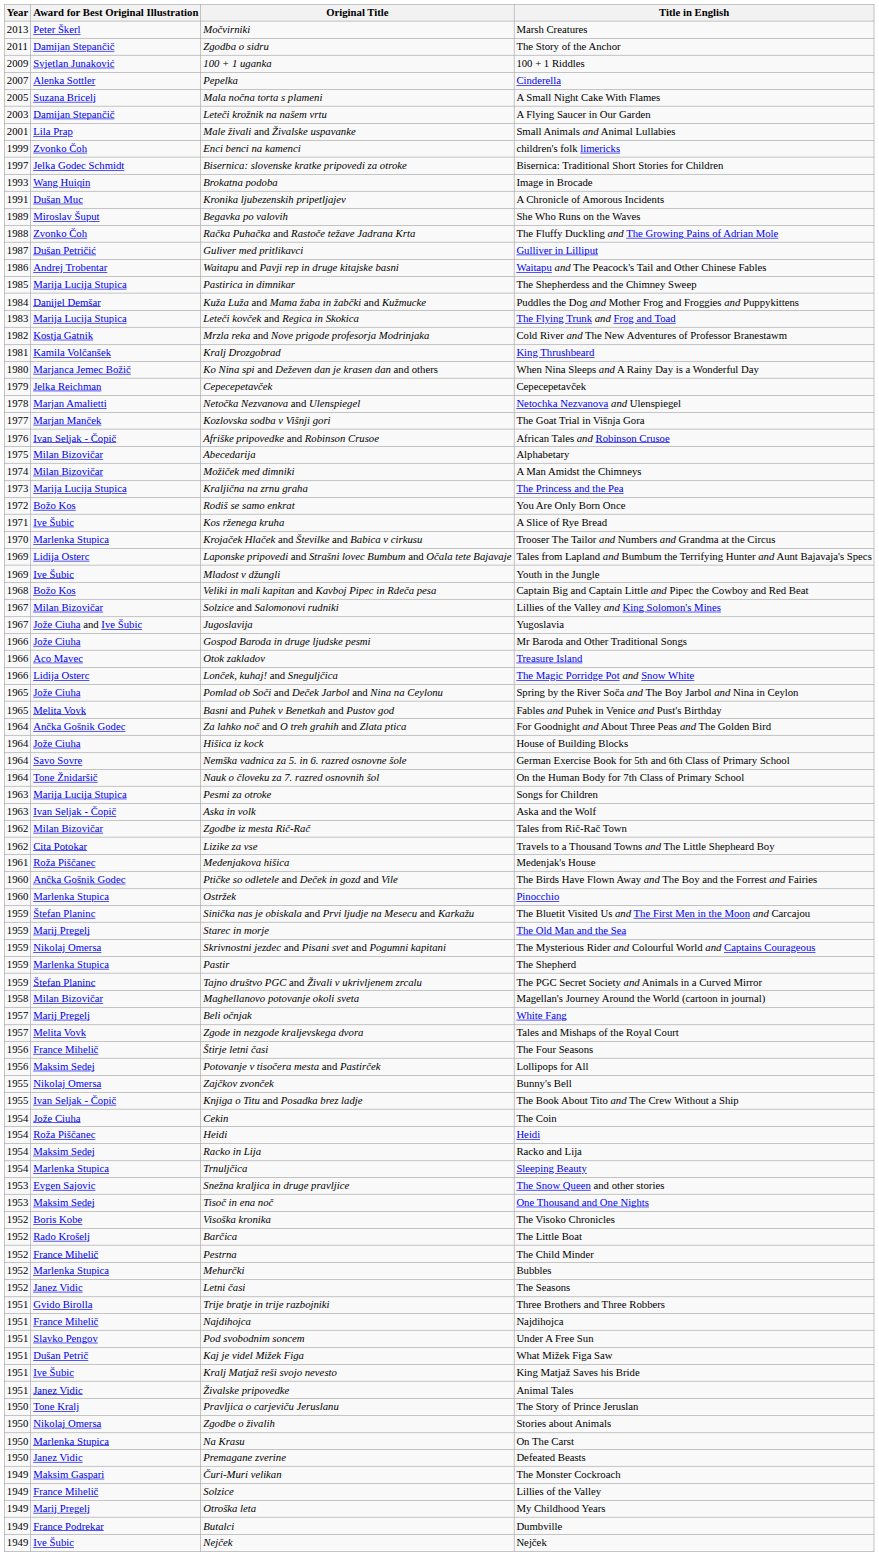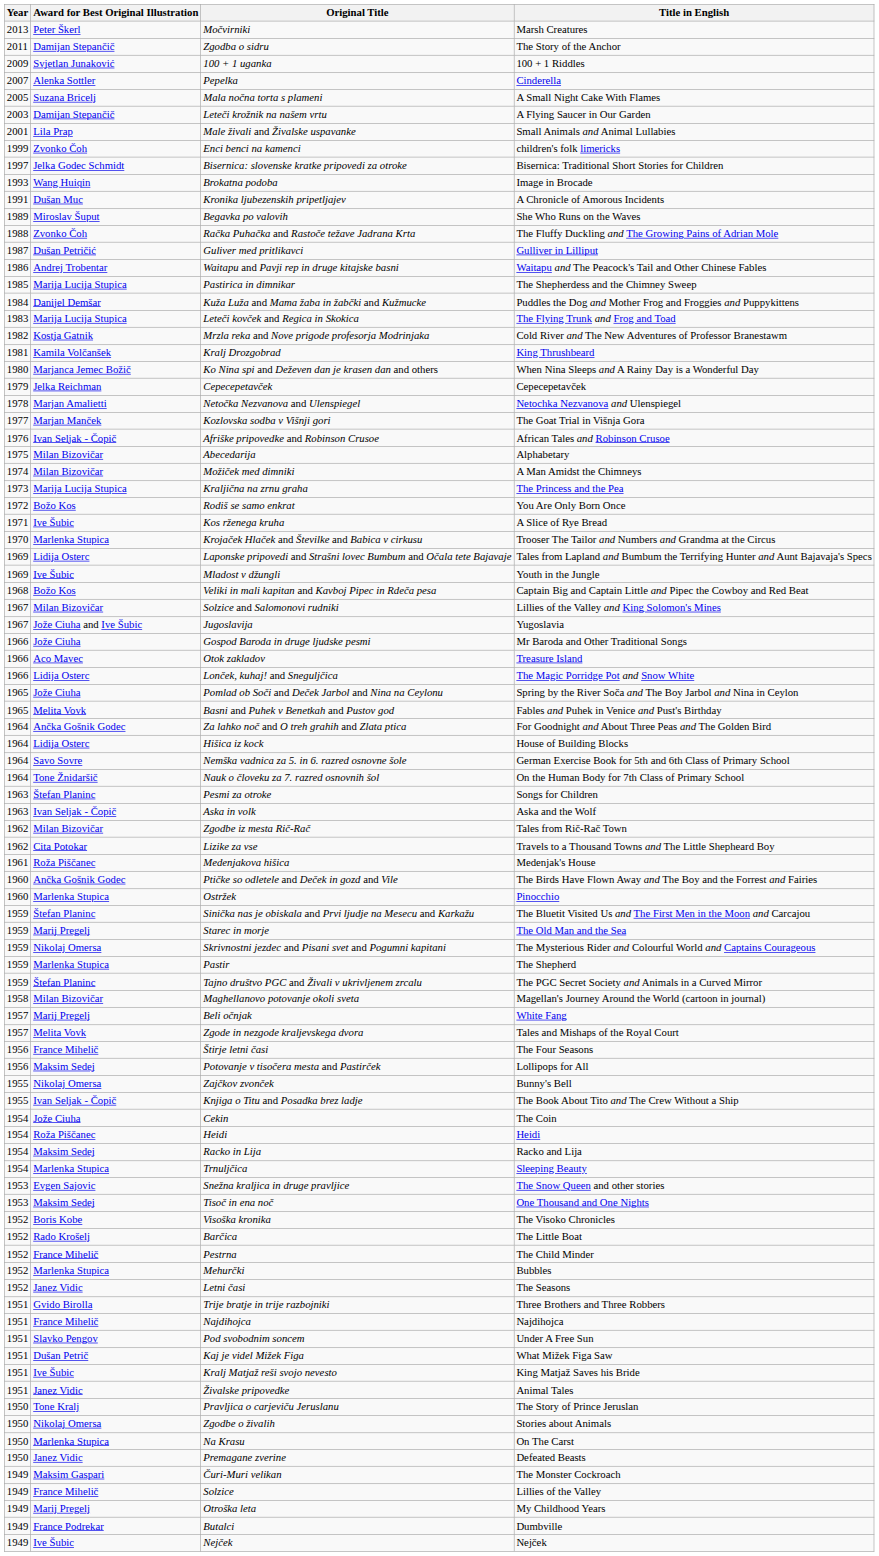(57, 744) Jože Ciuha -> (61, 744) Lidija Osterc
(80, 795) Marija Lucija Stupica -> (64, 795) Štefan Planinc
